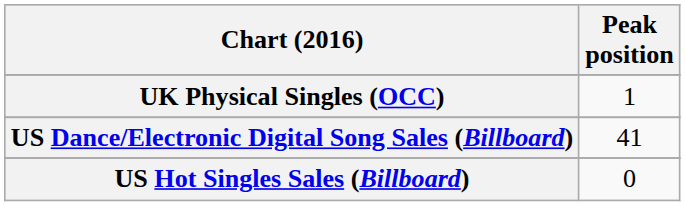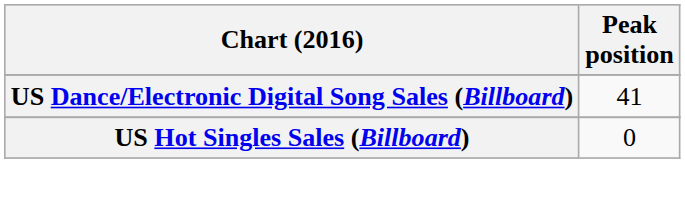- row: (292, 95)
